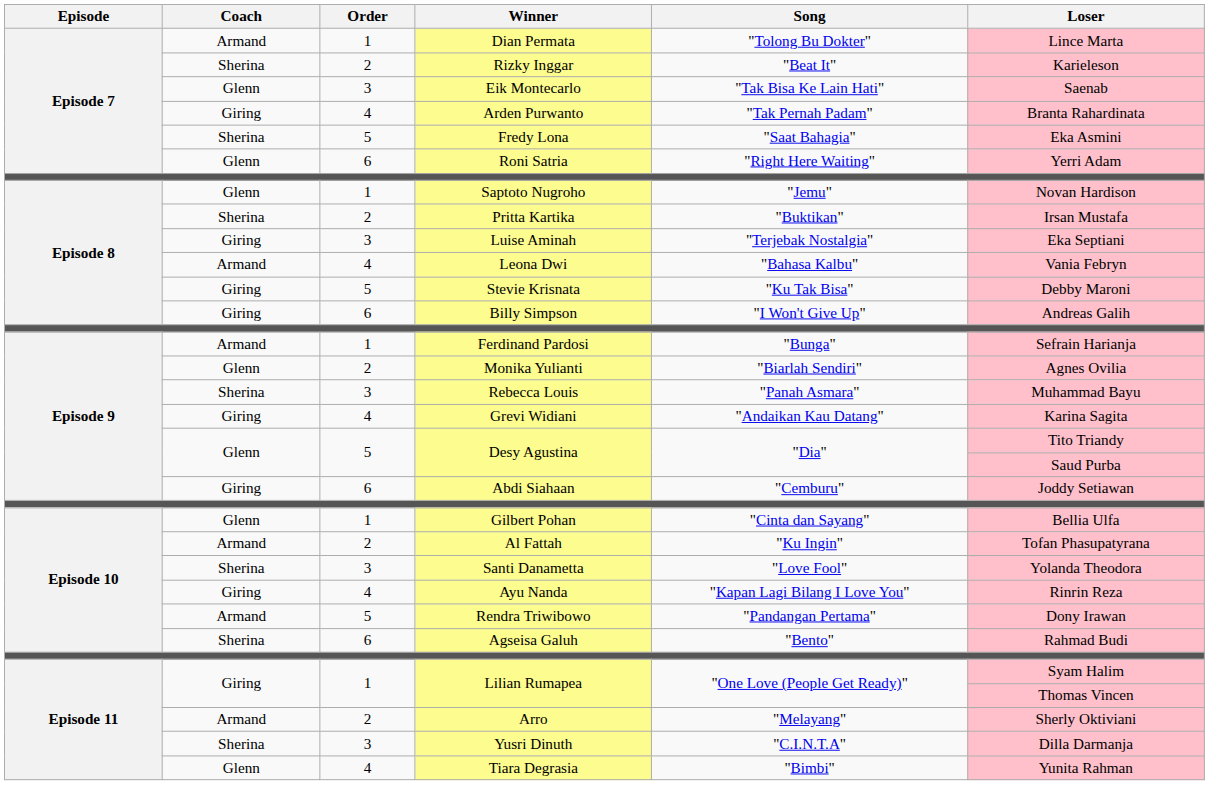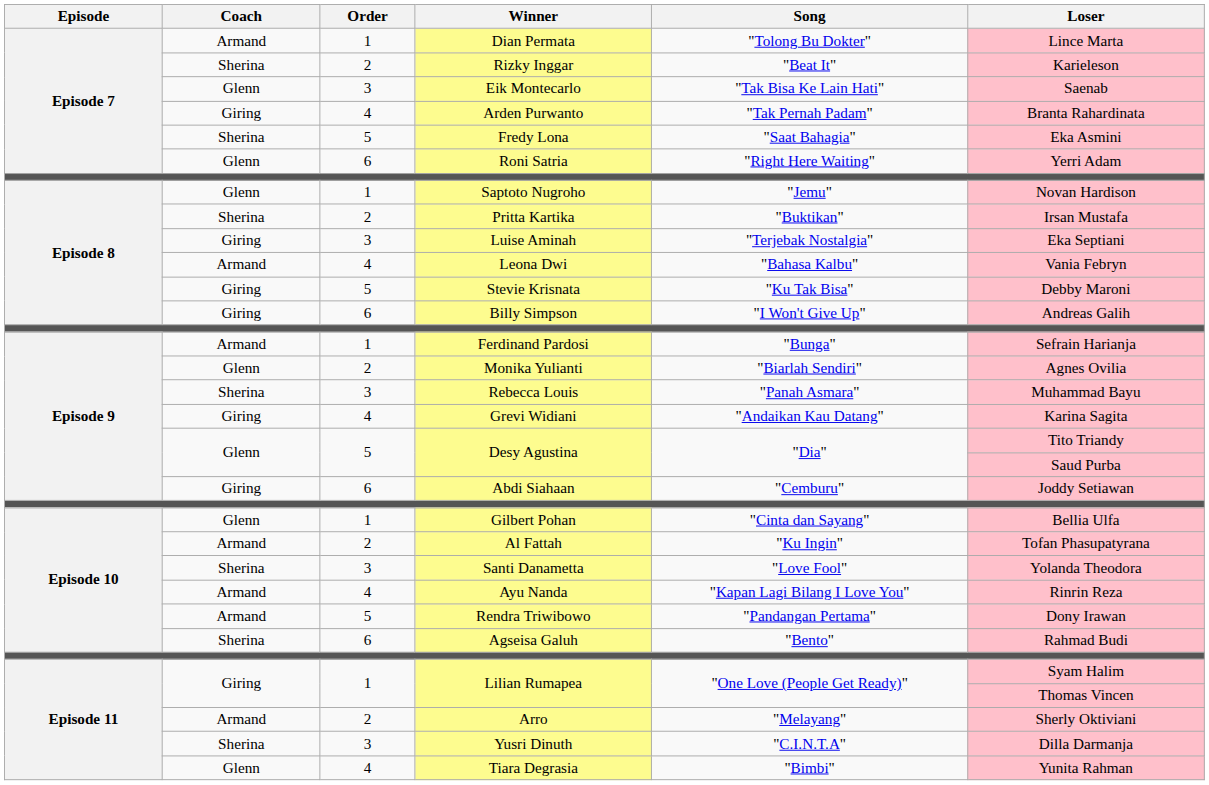(241, 592) Giring -> (241, 592) Armand
